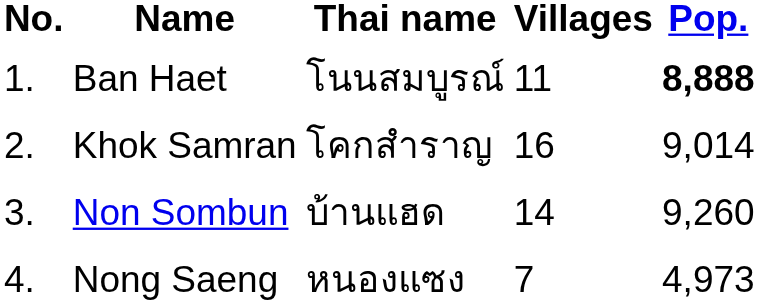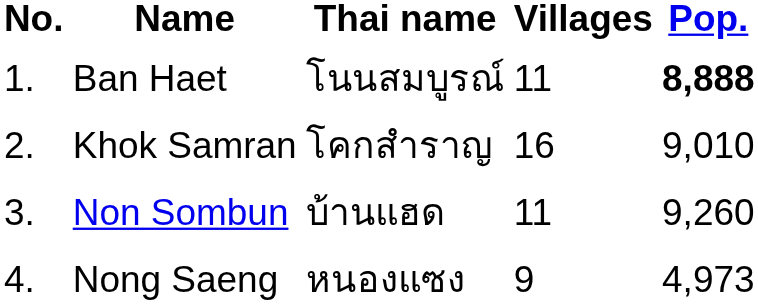(708, 144) 9,014 -> (708, 144) 9,010
(534, 211) 14 -> (533, 211) 11
(524, 278) 7 -> (524, 278) 9
